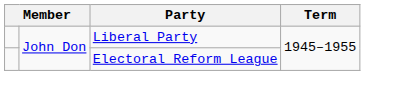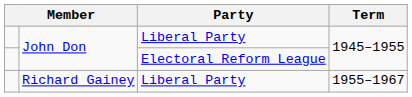+ row: (78, 81)
